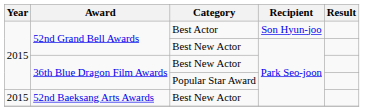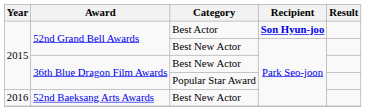(291, 30) normal -> (293, 30) bold
(18, 98) 2015 -> (18, 98) 2016
